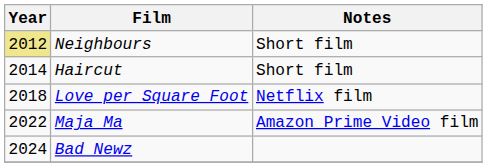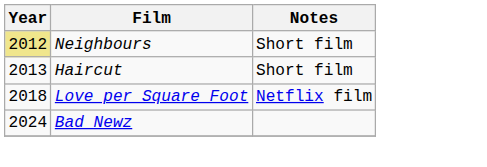(28, 70) 2014 -> (28, 70) 2013
- row: (89, 123)
